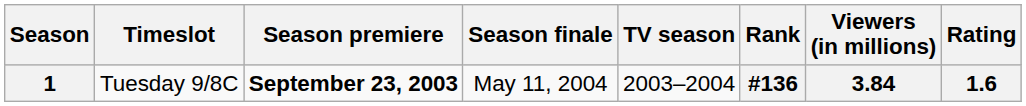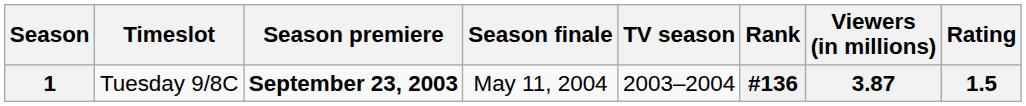(873, 82) 3.84 -> (873, 82) 3.87
(982, 82) 1.6 -> (982, 82) 1.5
